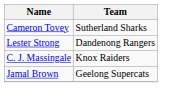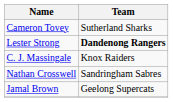(115, 43) normal -> (123, 43) bold
+ row: (41, 74)
